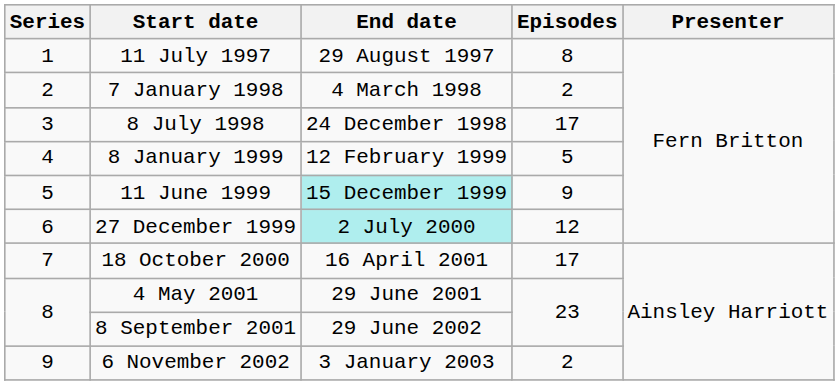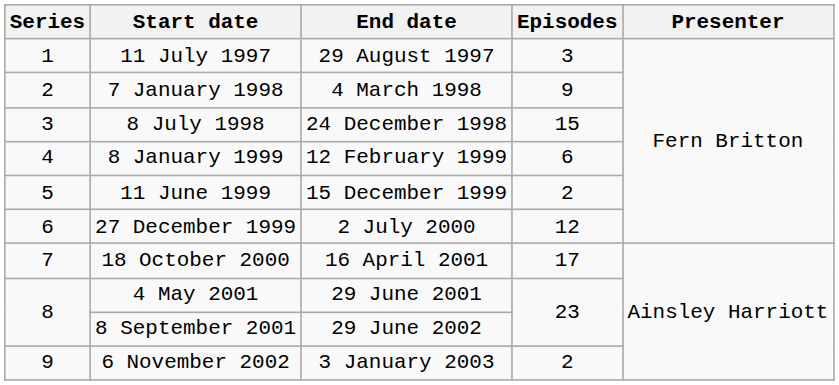(567, 56) 8 -> (567, 56) 3
(567, 90) 2 -> (567, 90) 9
(567, 124) 17 -> (567, 124) 15
(567, 158) 5 -> (567, 158) 6
(407, 192) paleturquoise background -> (407, 192) no background
(567, 192) 9 -> (567, 192) 2
(407, 227) paleturquoise background -> (407, 227) no background
